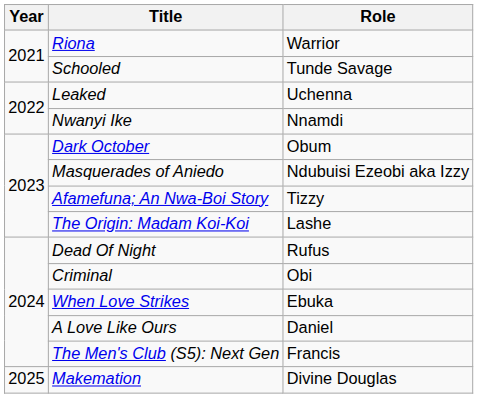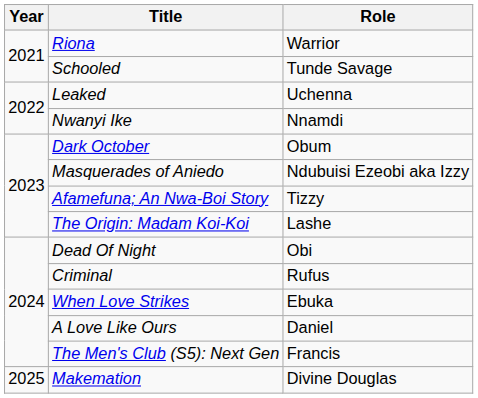(308, 250) Rufus -> (299, 250) Obi
(299, 276) Obi -> (308, 276) Rufus
